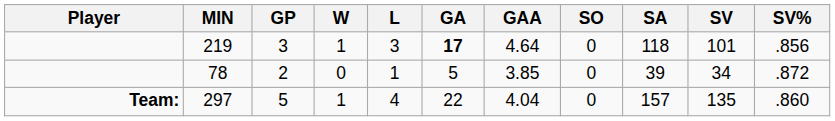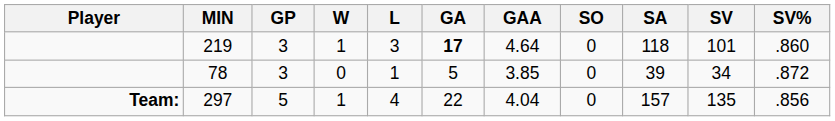(792, 45) .856 -> (792, 45) .860
(283, 73) 2 -> (283, 73) 3
(792, 101) .860 -> (792, 101) .856
